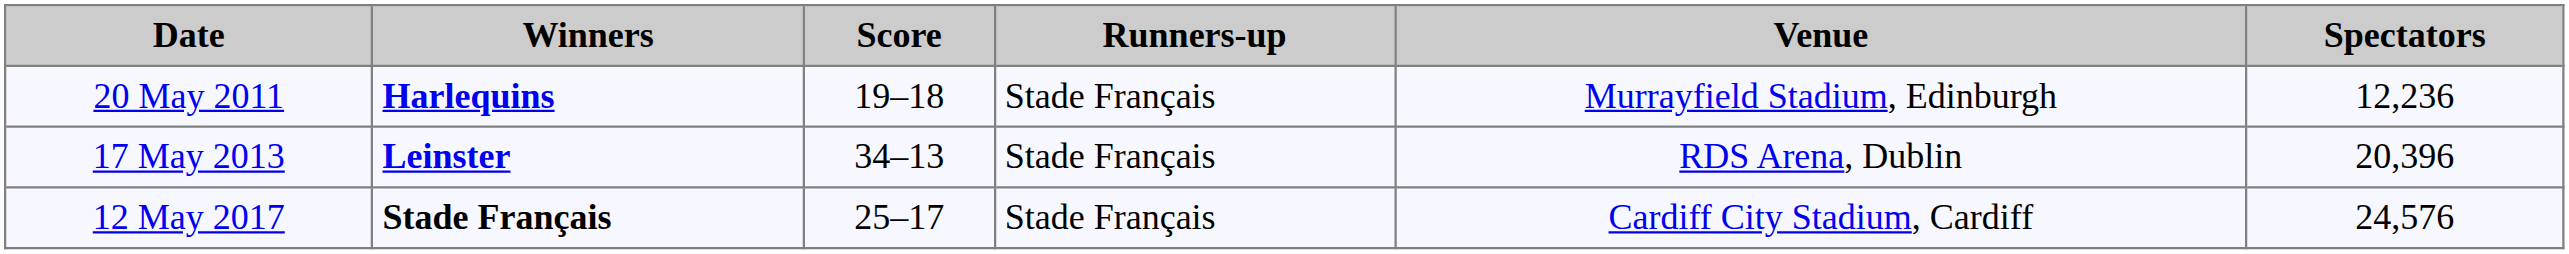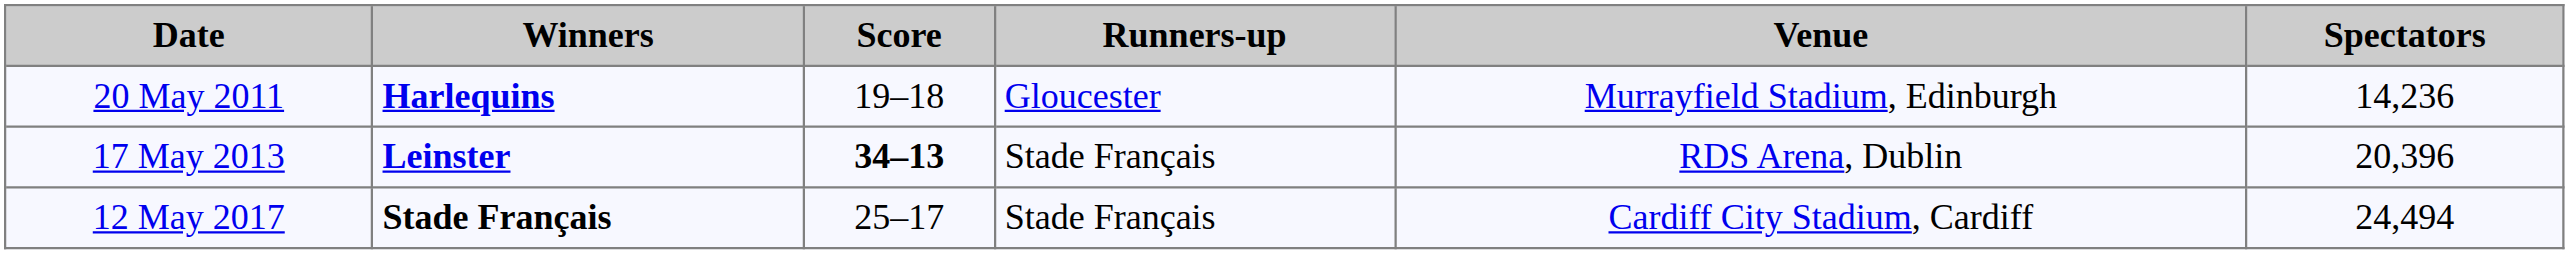(1110, 95) Stade Français -> (1083, 95) Gloucester
(2405, 95) 12,236 -> (2405, 95) 14,236
(899, 156) normal -> (899, 156) bold
(2405, 217) 24,576 -> (2405, 217) 24,494
